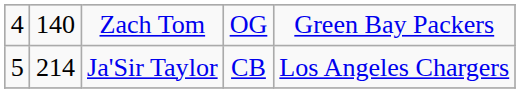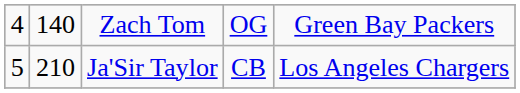(55, 66) 214 -> (55, 66) 210
